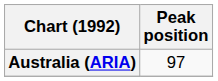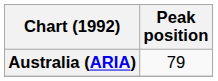(176, 62) 97 -> (176, 62) 79
